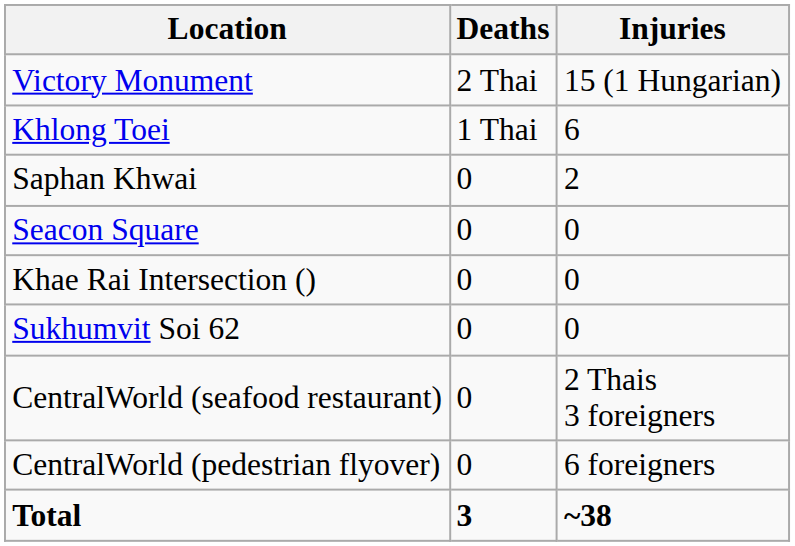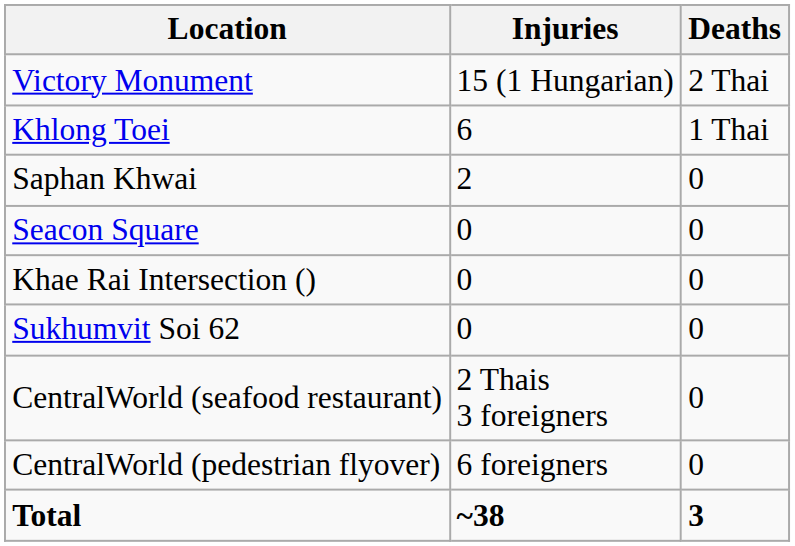columns swapped: (503, 29) <-> (672, 29)
